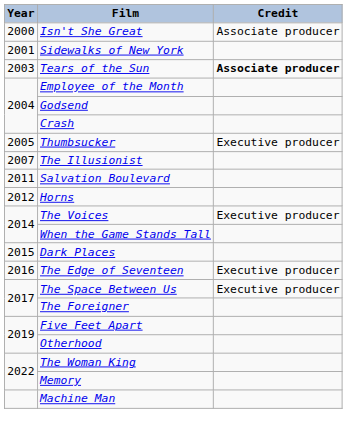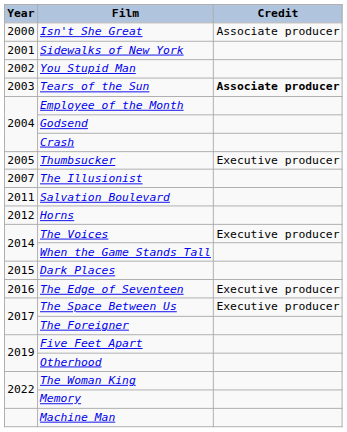+ row: (88, 69)
